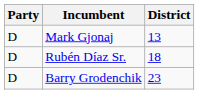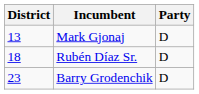columns swapped: (169, 15) <-> (23, 15)
